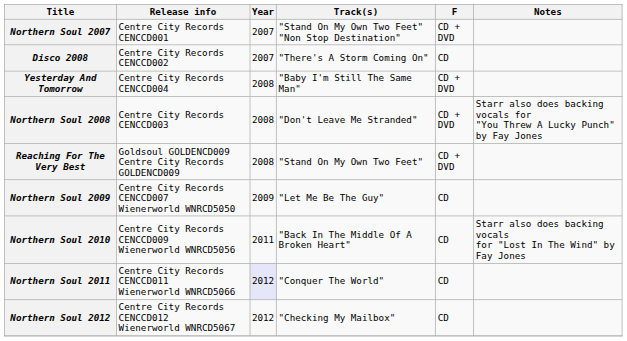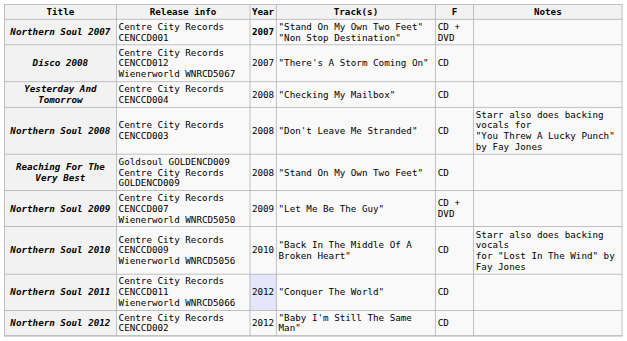(263, 32) normal -> (263, 32) bold
(171, 58) Centre City Records CENCCD002 -> (177, 63) Centre City Records CENCCD012 Wienerworld WNRCD5067
(345, 84) "Baby I'm Still The Same Man" -> (337, 94) "Checking My Mailbox"
(449, 84) CD + DVD -> (443, 94) CD
(449, 120) CD + DVD -> (443, 131) CD
(449, 162) CD + DVD -> (443, 172) CD
(443, 198) CD -> (449, 209) CD + DVD
(263, 240) 2011 -> (263, 250) 2010
(177, 318) Centre City Records CENCCD012 Wienerworld WNRCD5067 -> (171, 323) Centre City Records CENCCD002
(337, 318) "Checking My Mailbox" -> (345, 323) "Baby I'm Still The Same Man"
